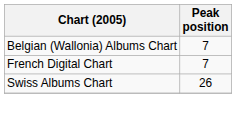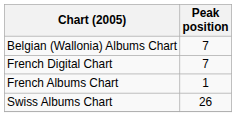+ row: (63, 83)
